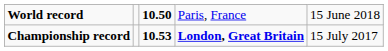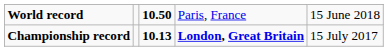(157, 35) 10.53 -> (157, 35) 10.13
